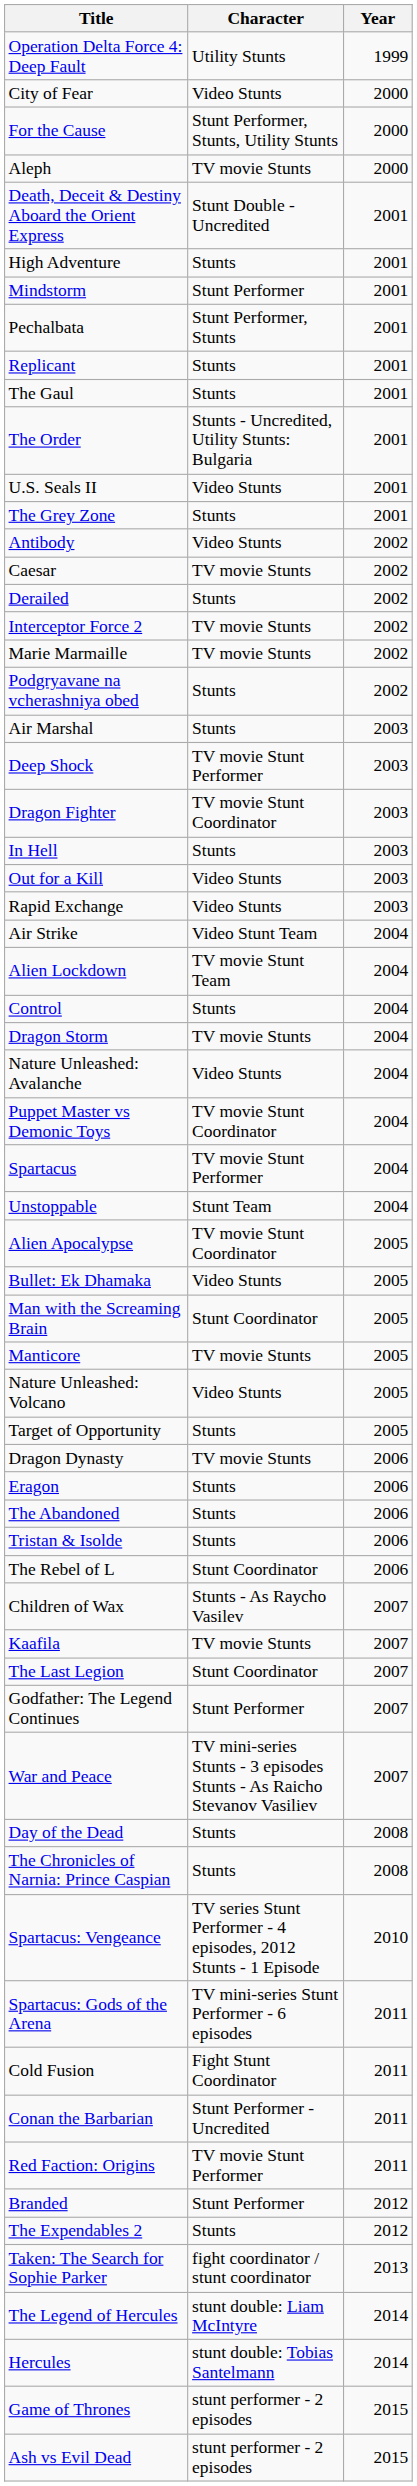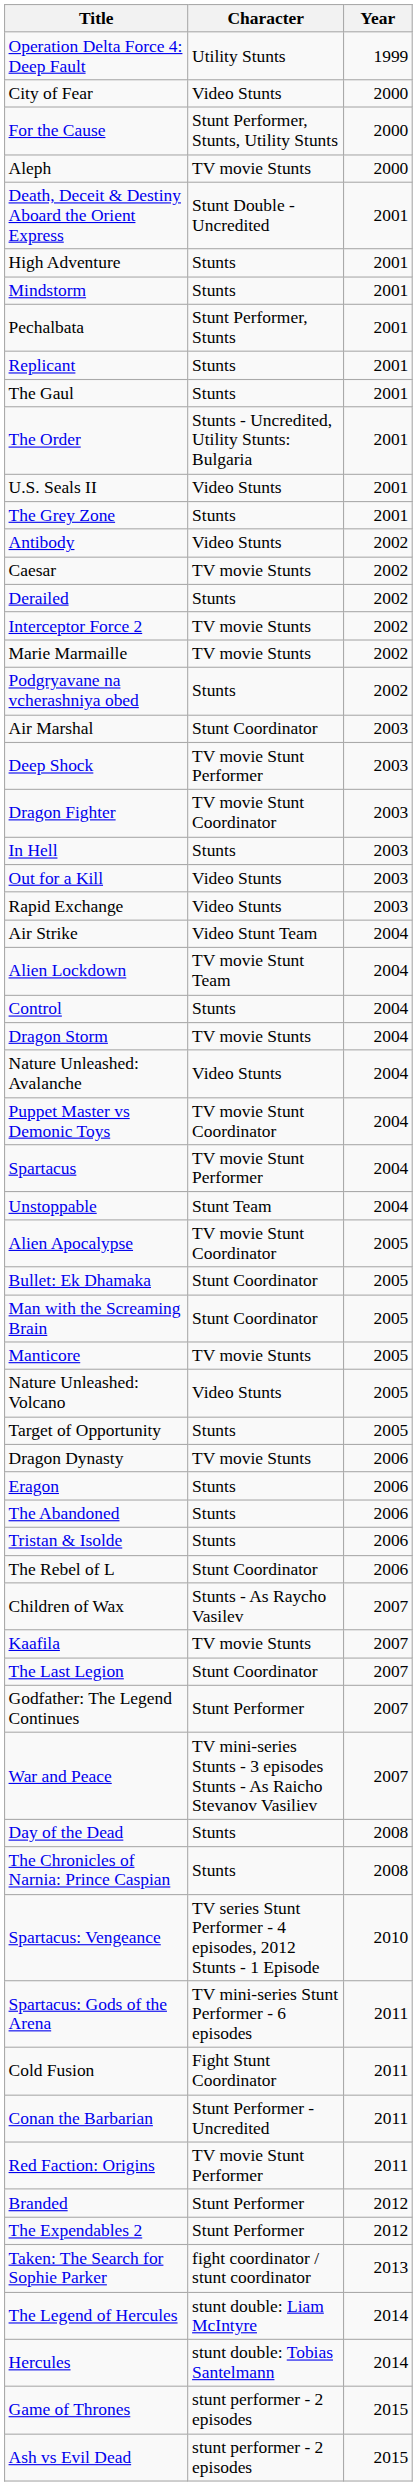(248, 290) Stunt Performer -> (214, 290) Stunts
(214, 728) Stunts -> (255, 728) Stunt Coordinator
(237, 1280) Video Stunts -> (255, 1280) Stunt Coordinator
(214, 2230) Stunts -> (248, 2230) Stunt Performer
